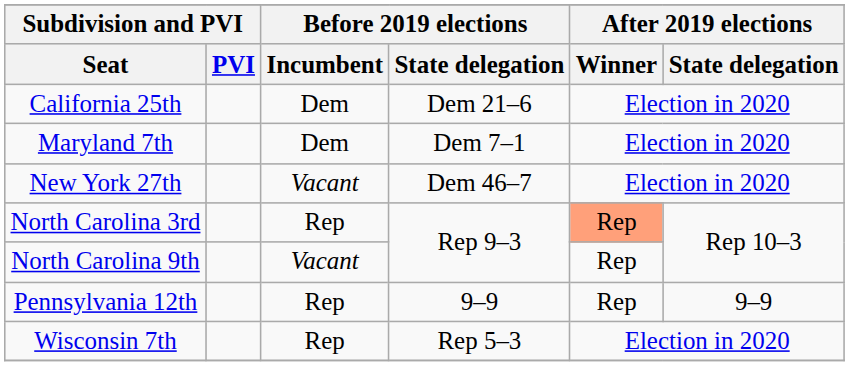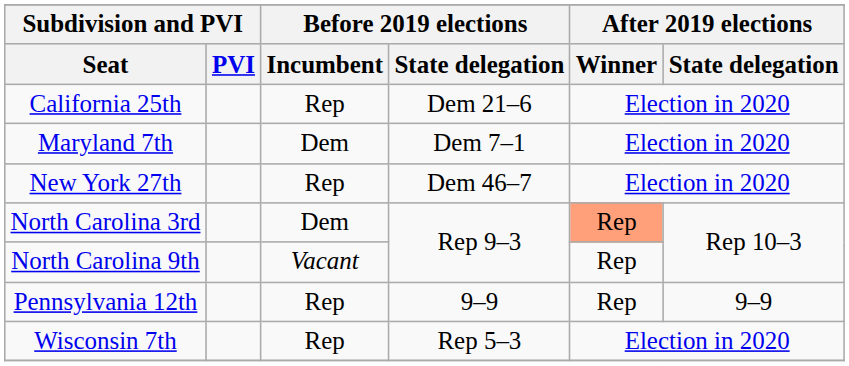(325, 103) Dem -> (325, 103) Rep
(325, 182) Vacant -> (325, 182) Rep
(325, 222) Rep -> (325, 222) Dem
